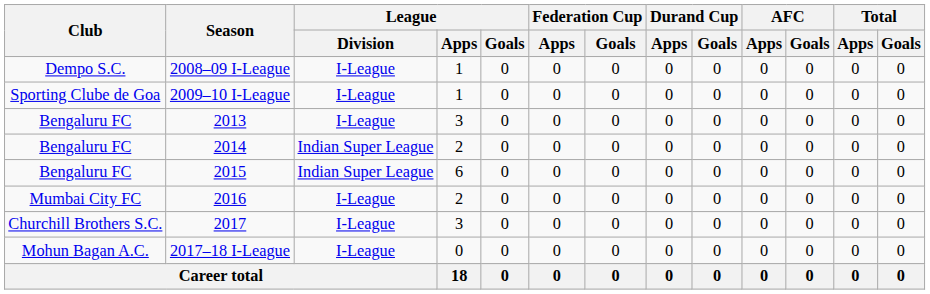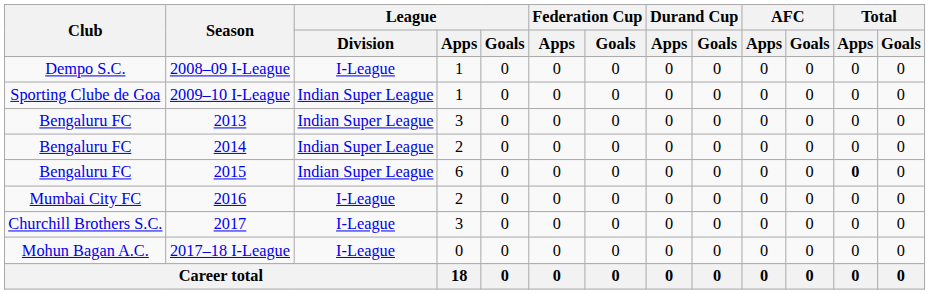(366, 95) I-League -> (366, 95) Indian Super League
(366, 120) I-League -> (366, 120) Indian Super League
(855, 172) normal -> (855, 172) bold
